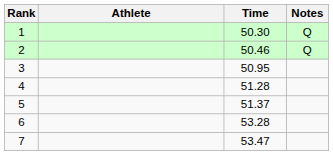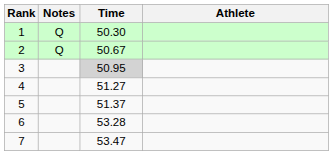columns swapped: (131, 13) <-> (307, 13)
(255, 50) 50.46 -> (111, 50) 50.67
(255, 68) no background -> (111, 68) lightgrey background
(255, 86) 51.28 -> (111, 86) 51.27
